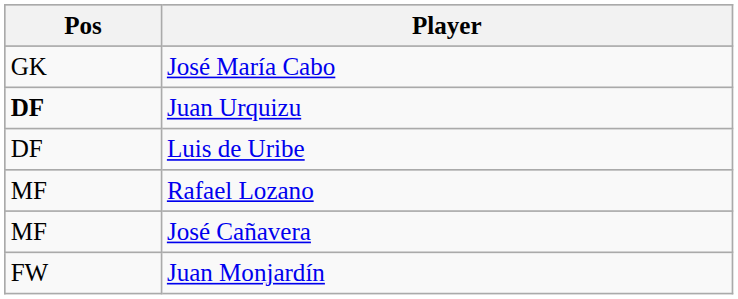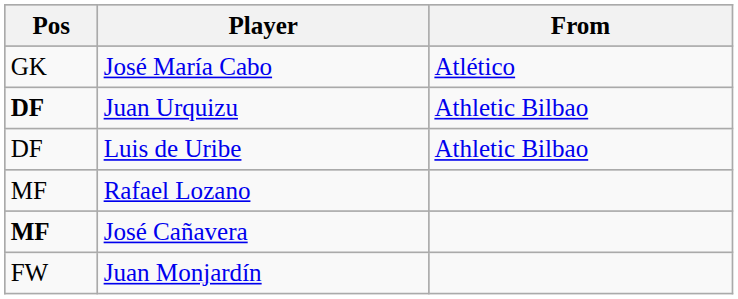+ column: (581, 25)
(29, 232) normal -> (30, 232) bold
